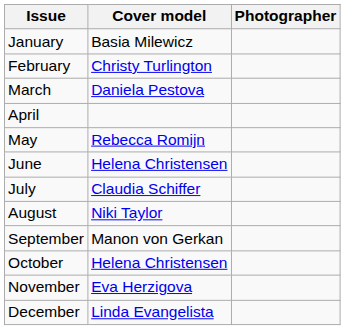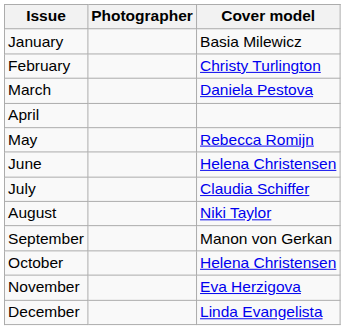columns swapped: (159, 16) <-> (285, 16)
